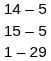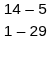- row: (25, 30)
